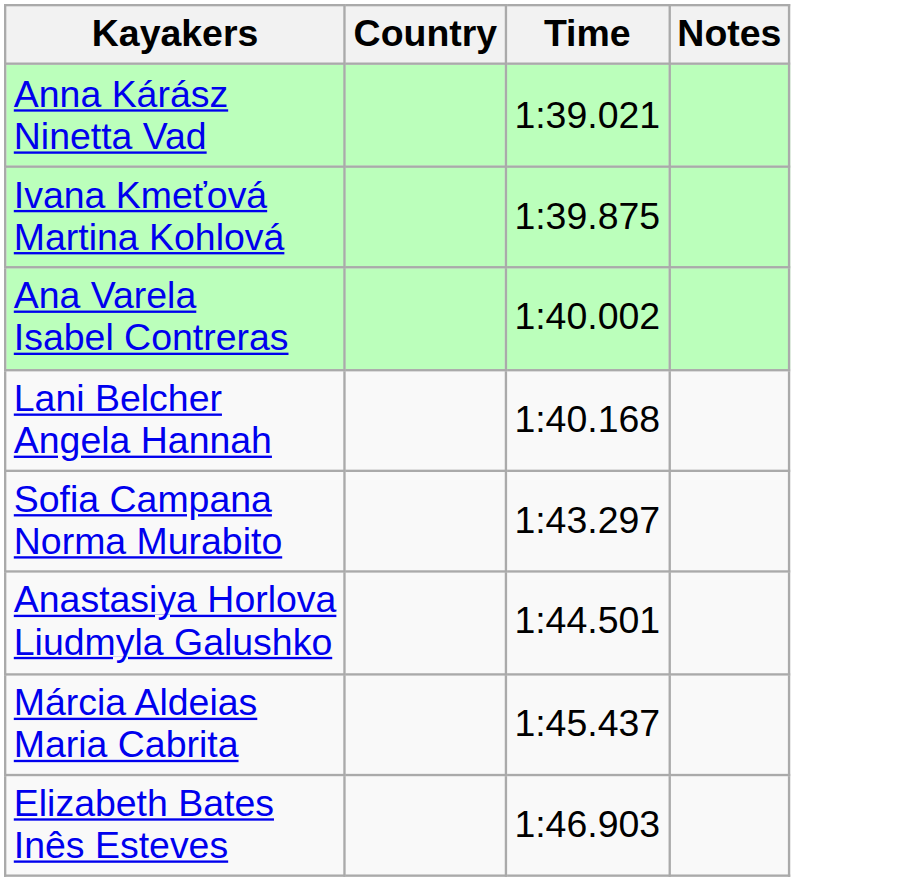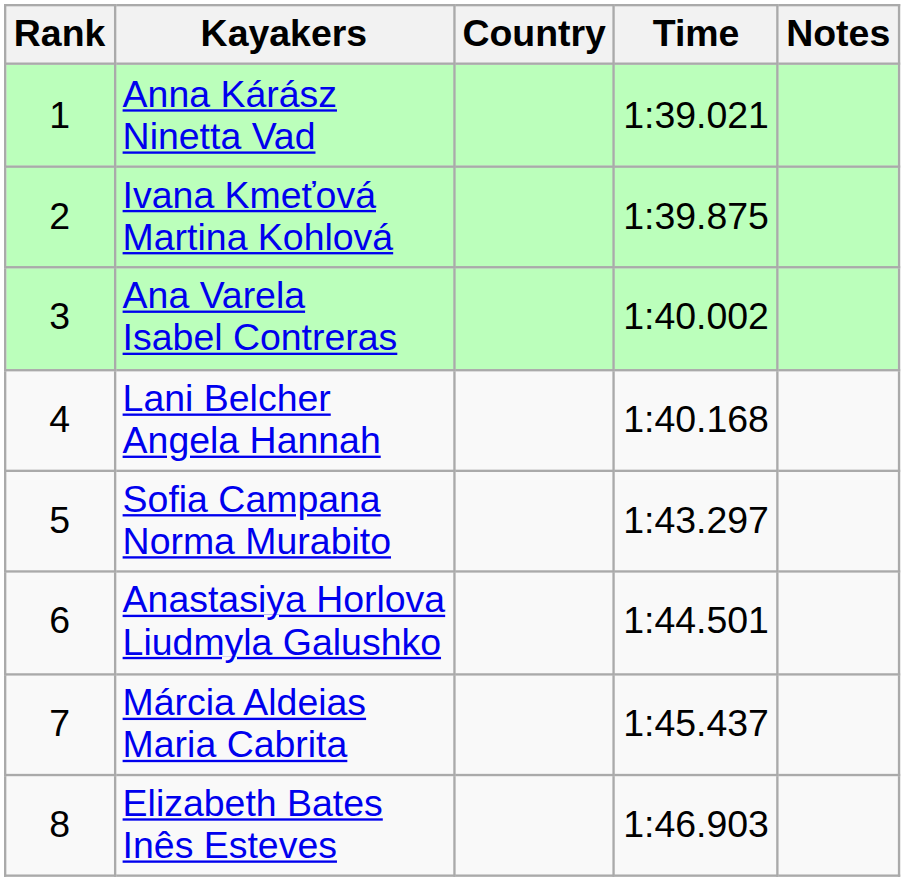+ column: (60, 34)
